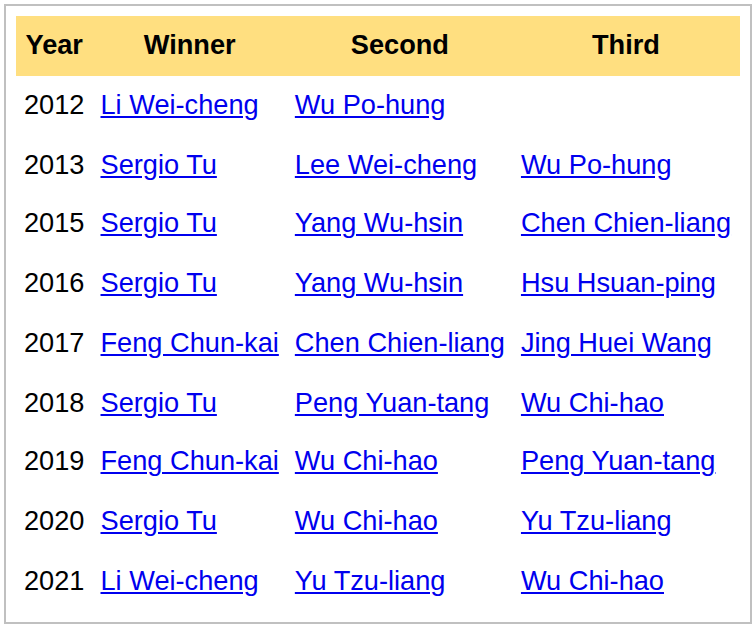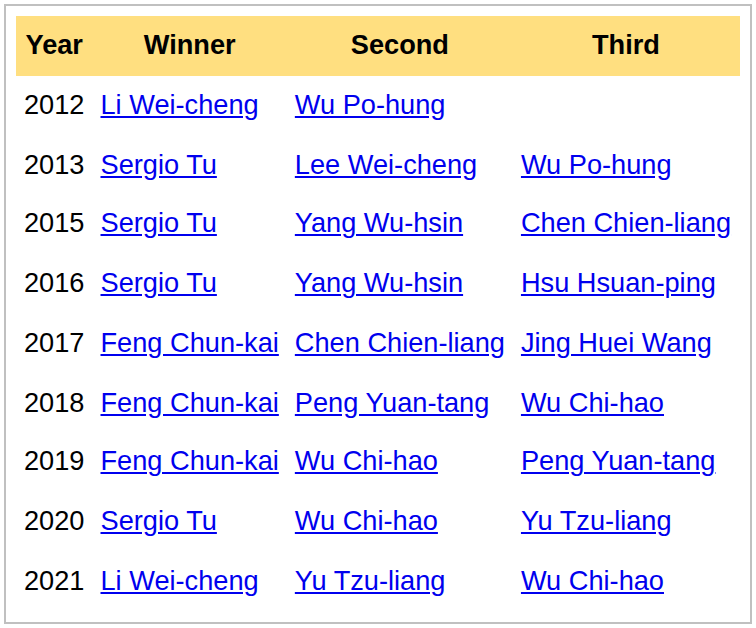(159, 402) Sergio Tu -> (190, 402) Feng Chun-kai
